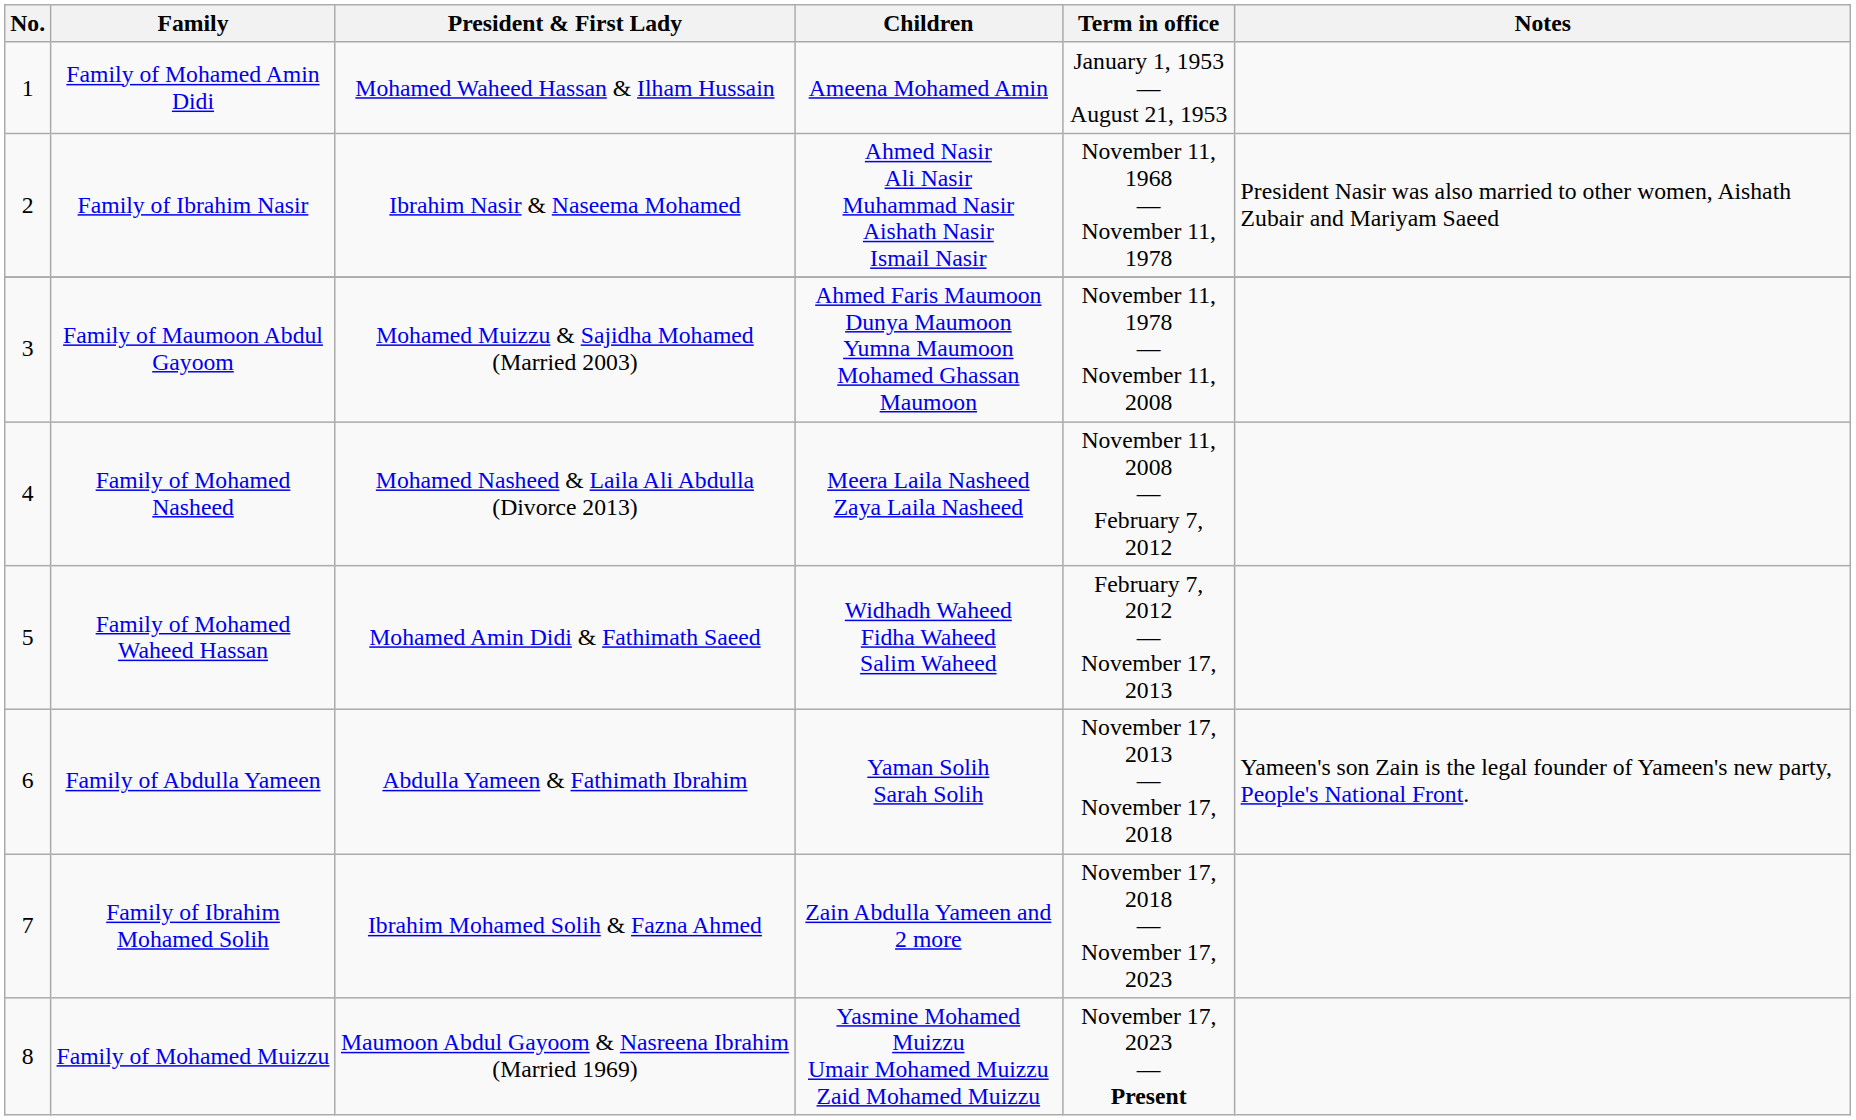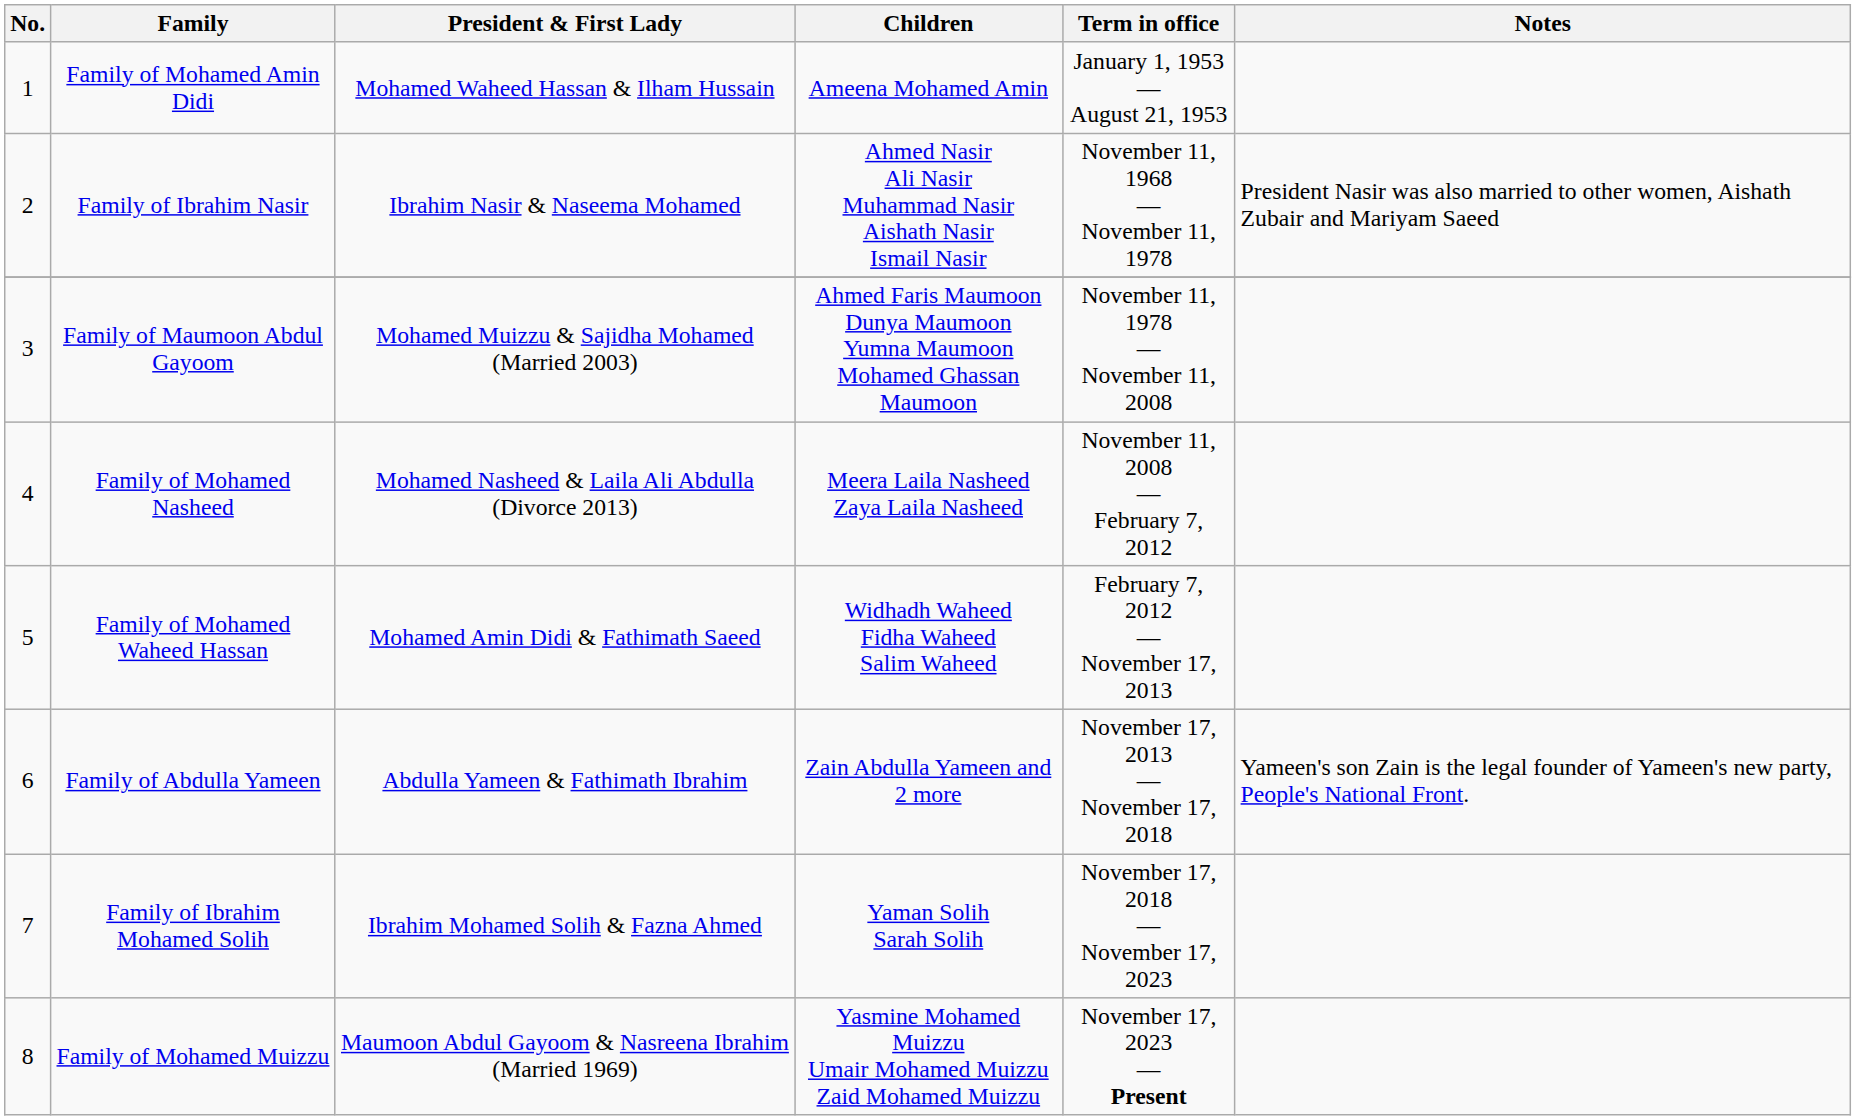(928, 781) Yaman Solih Sarah Solih -> (928, 781) Zain Abdulla Yameen and 2 more
(928, 925) Zain Abdulla Yameen and 2 more -> (928, 925) Yaman Solih Sarah Solih
